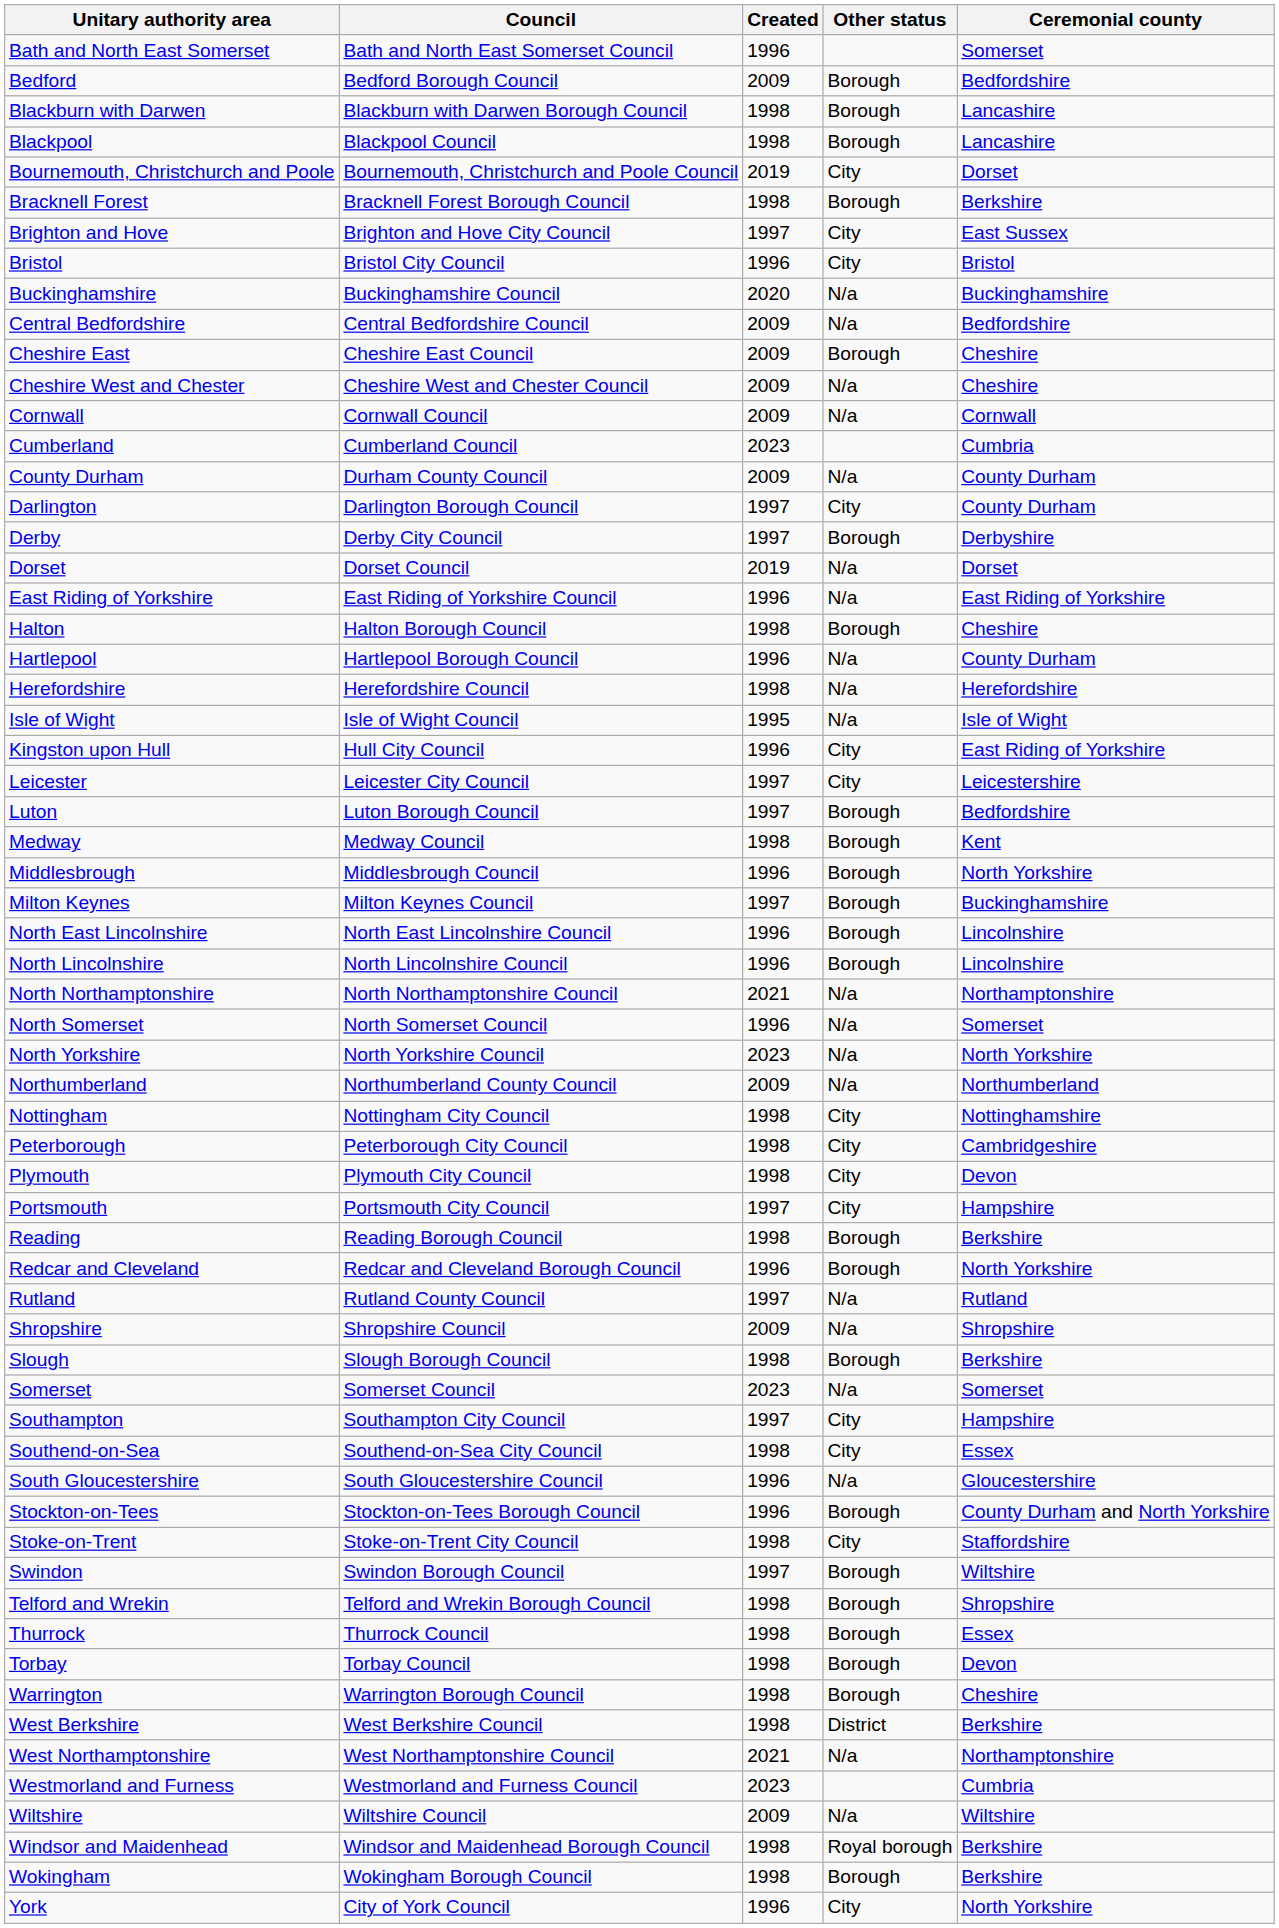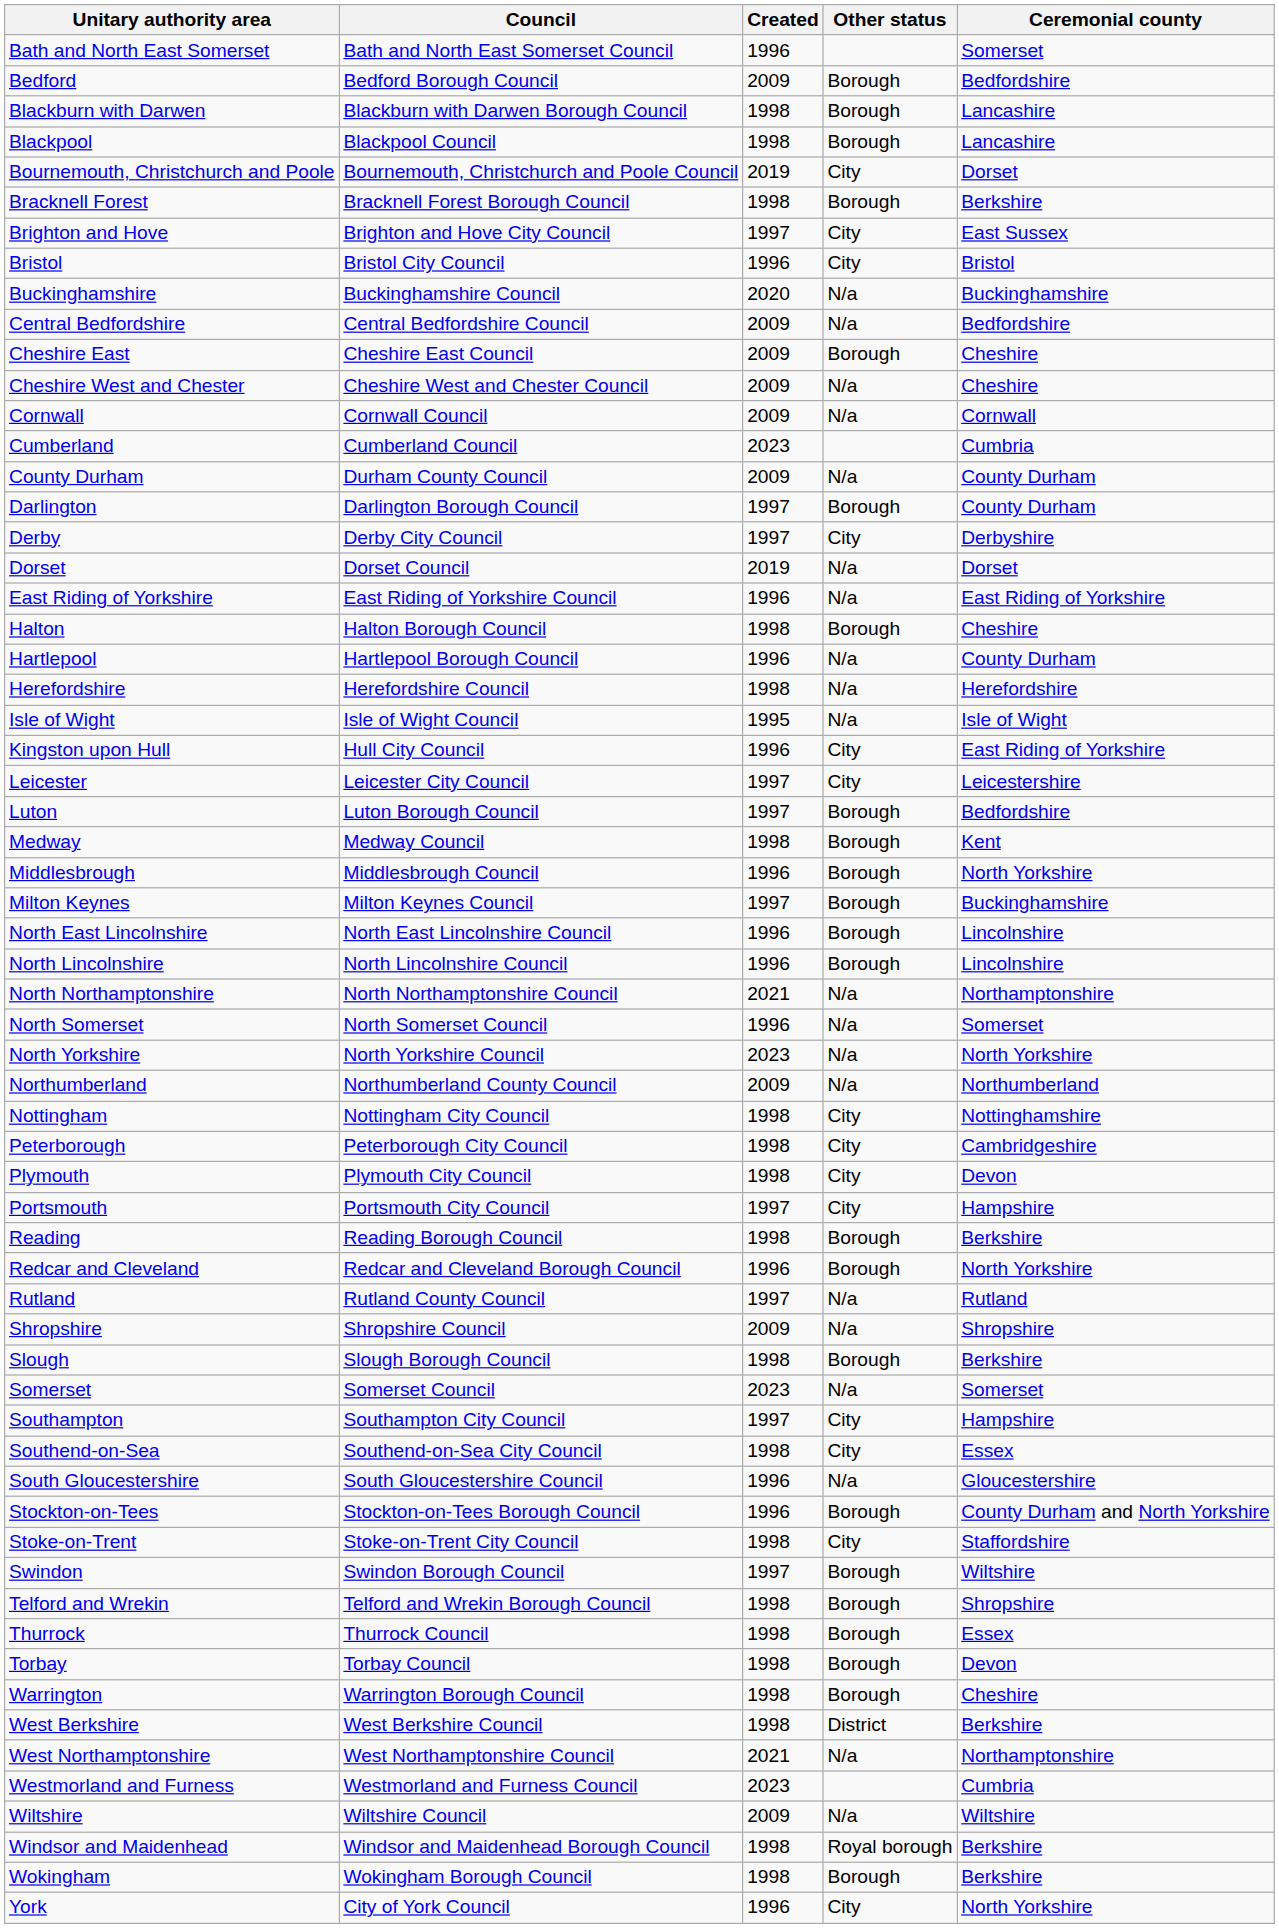(844, 506) City -> (864, 506) Borough
(864, 537) Borough -> (844, 537) City
